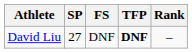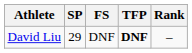(75, 37) 27 -> (75, 37) 29
